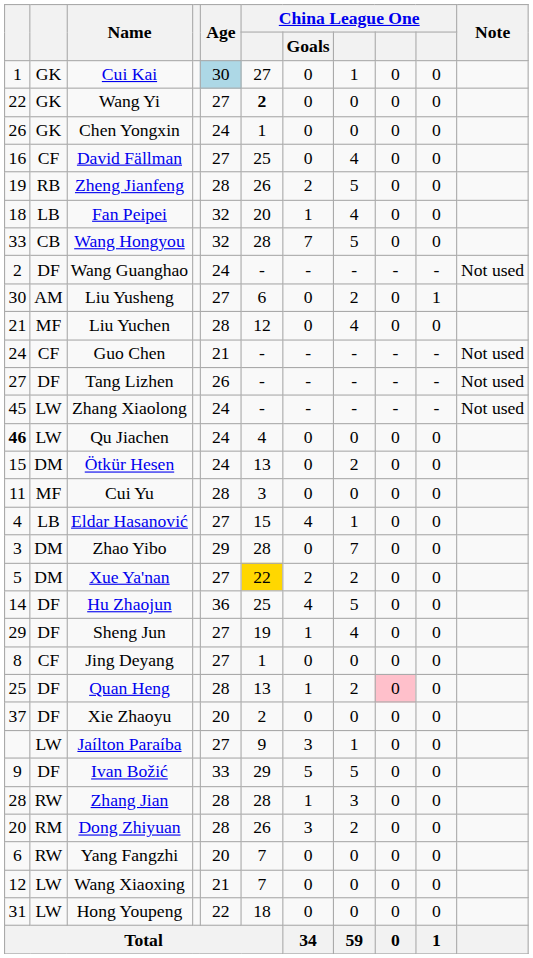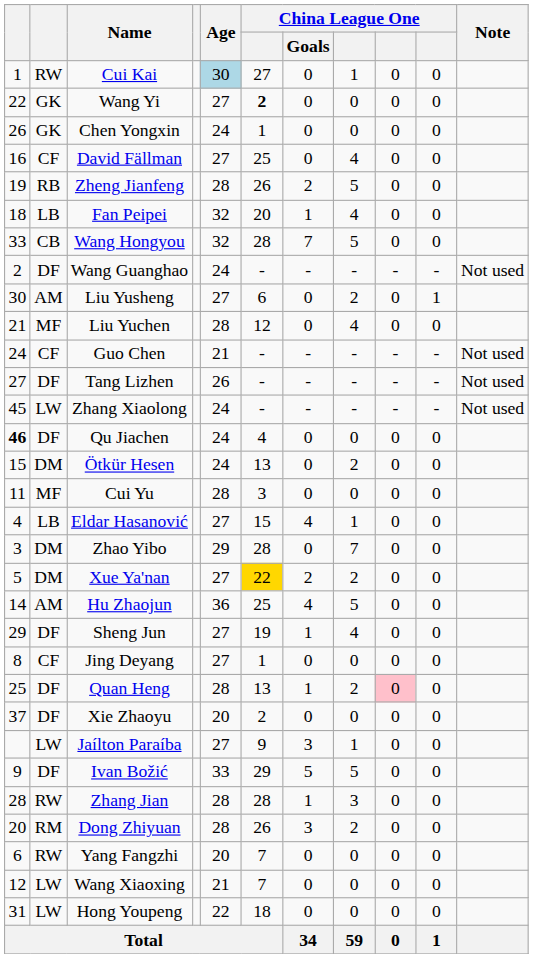(48, 74) GK -> (48, 74) RW
(48, 437) LW -> (48, 437) DF
(48, 604) DF -> (48, 604) AM
